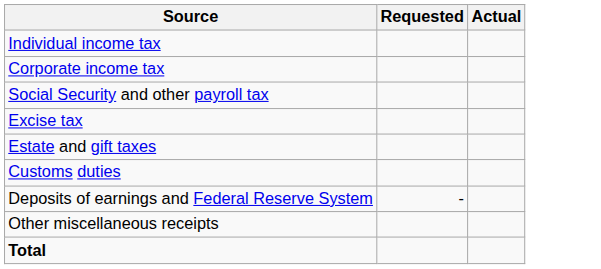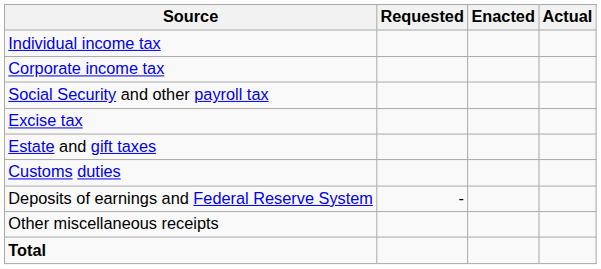+ column: (503, 17)
